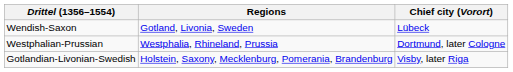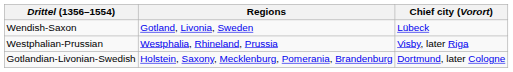(451, 43) Dortmund, later Cologne -> (433, 43) Visby, later Riga
(433, 59) Visby, later Riga -> (451, 59) Dortmund, later Cologne
